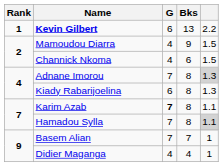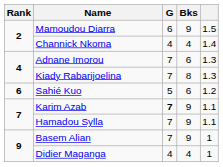- row: (67, 28)
(170, 44) 4 -> (170, 28) 6
(189, 60) 6 -> (189, 44) 4
(209, 60) 1.5 -> (209, 44) 1.4
(189, 75) 8 -> (189, 60) 6
(209, 75) lightgrey background -> (209, 60) no background
(170, 91) 6 -> (170, 75) 7
+ row: (59, 91)
(189, 107) 8 -> (189, 107) 9
(189, 122) 8 -> (189, 122) 9
(209, 122) lightgrey background -> (209, 122) no background
(189, 138) 7 -> (189, 138) 9
